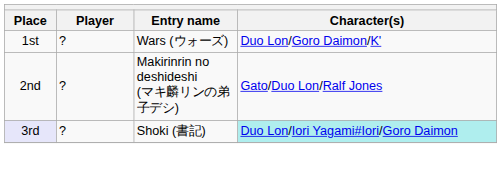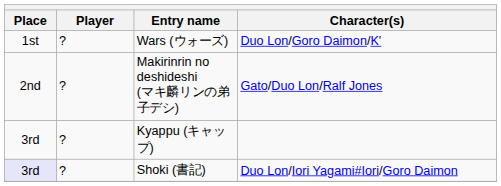+ row: (181, 139)
(349, 131) paleturquoise background -> (349, 170) no background
